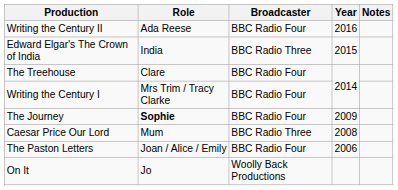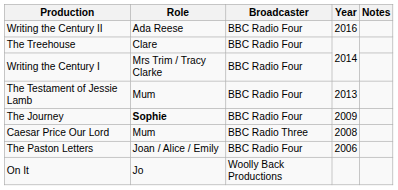- row: (67, 50)
+ row: (62, 94)
